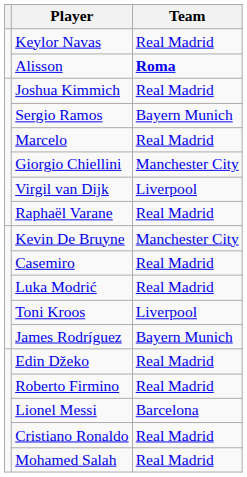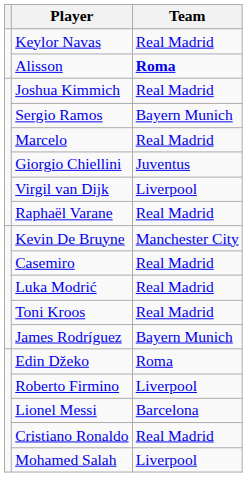(187, 164) Manchester City -> (163, 164) Juventus
(166, 312) Liverpool -> (175, 312) Real Madrid
(175, 361) Real Madrid -> (154, 361) Roma
(175, 386) Real Madrid -> (166, 386) Liverpool
(175, 459) Real Madrid -> (166, 459) Liverpool
